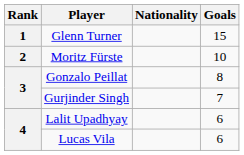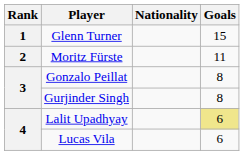(220, 56) 10 -> (220, 56) 11
(220, 98) 7 -> (220, 98) 8
(220, 118) no background -> (220, 118) khaki background
